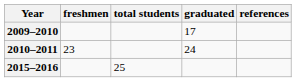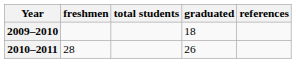(190, 31) 17 -> (190, 31) 18
(69, 49) 23 -> (69, 49) 28
(190, 49) 24 -> (190, 49) 26
- row: (33, 67)
